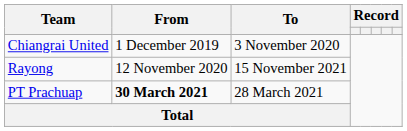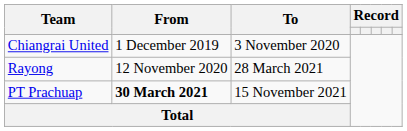(291, 68) 15 November 2021 -> (279, 68) 28 March 2021
(279, 92) 28 March 2021 -> (291, 92) 15 November 2021
